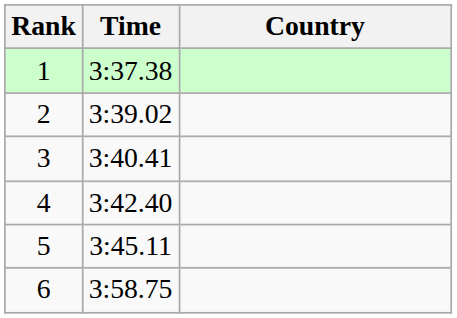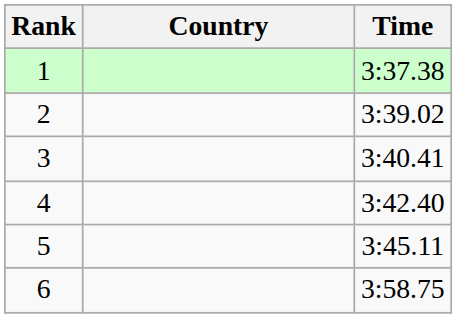columns swapped: (315, 26) <-> (131, 26)
